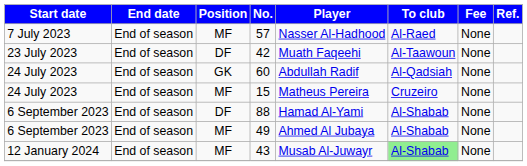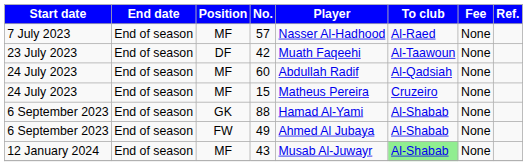(223, 72) GK -> (223, 72) MF
(223, 111) DF -> (223, 111) GK
(223, 131) MF -> (223, 131) FW
